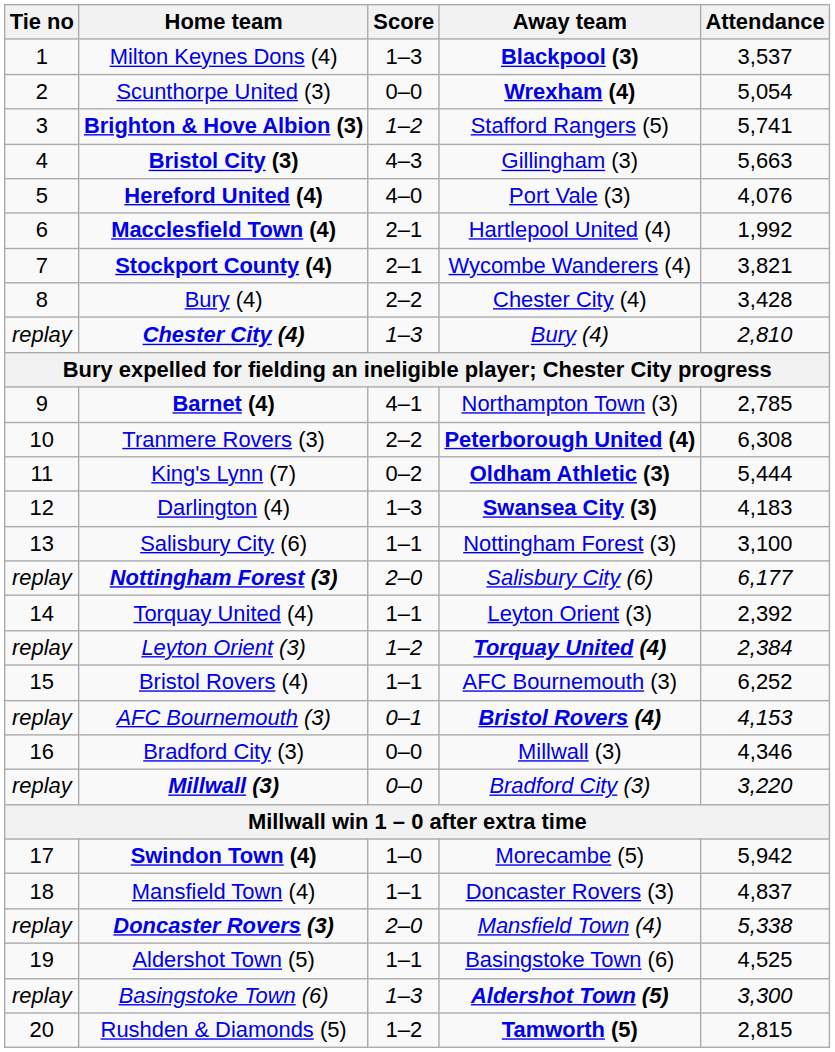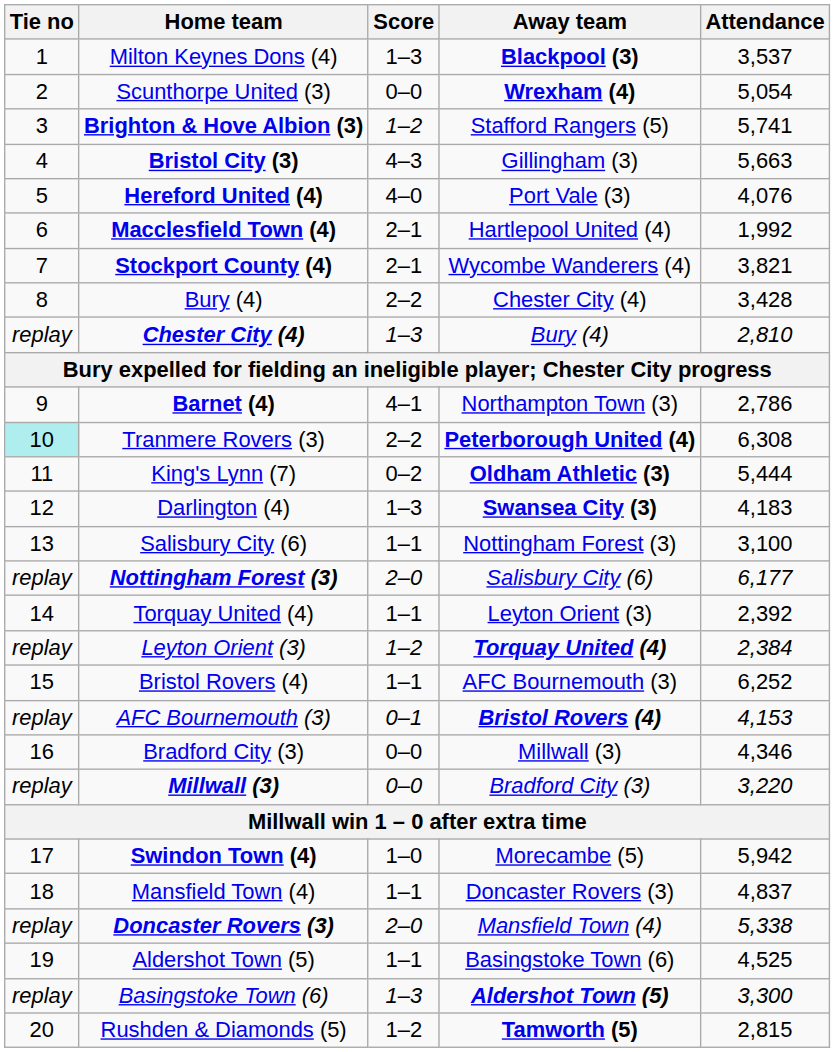(765, 404) 2,785 -> (765, 404) 2,786
(42, 439) no background -> (42, 439) paleturquoise background
